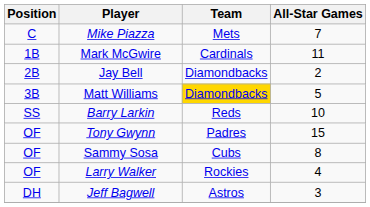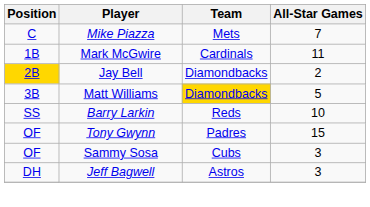(32, 73) no background -> (32, 73) gold background
(318, 152) 8 -> (318, 152) 3
- row: (121, 172)
